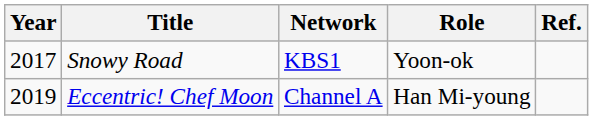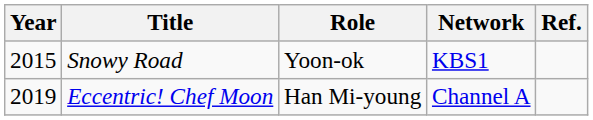columns swapped: (462, 22) <-> (333, 22)
(33, 59) 2017 -> (33, 59) 2015
